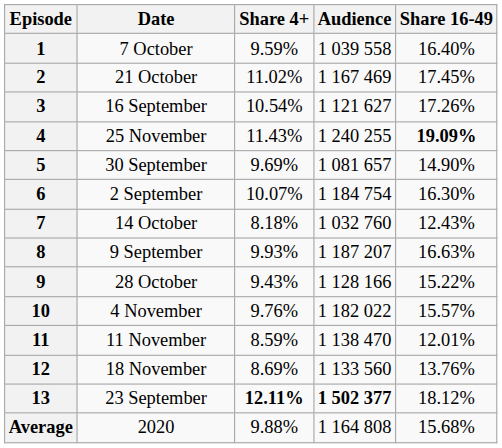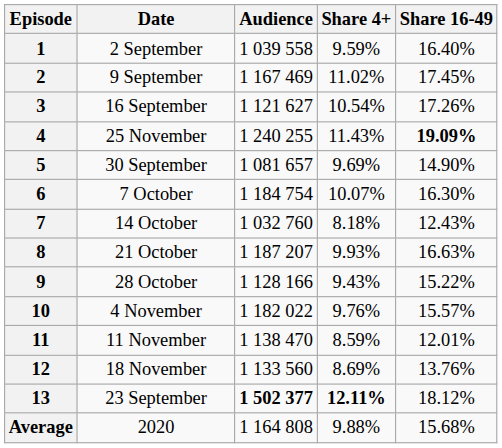columns swapped: (355, 19) <-> (274, 19)
(156, 48) 7 October -> (156, 48) 2 September
(156, 77) 21 October -> (156, 77) 9 September
(156, 194) 2 September -> (156, 194) 7 October
(156, 252) 9 September -> (156, 252) 21 October
